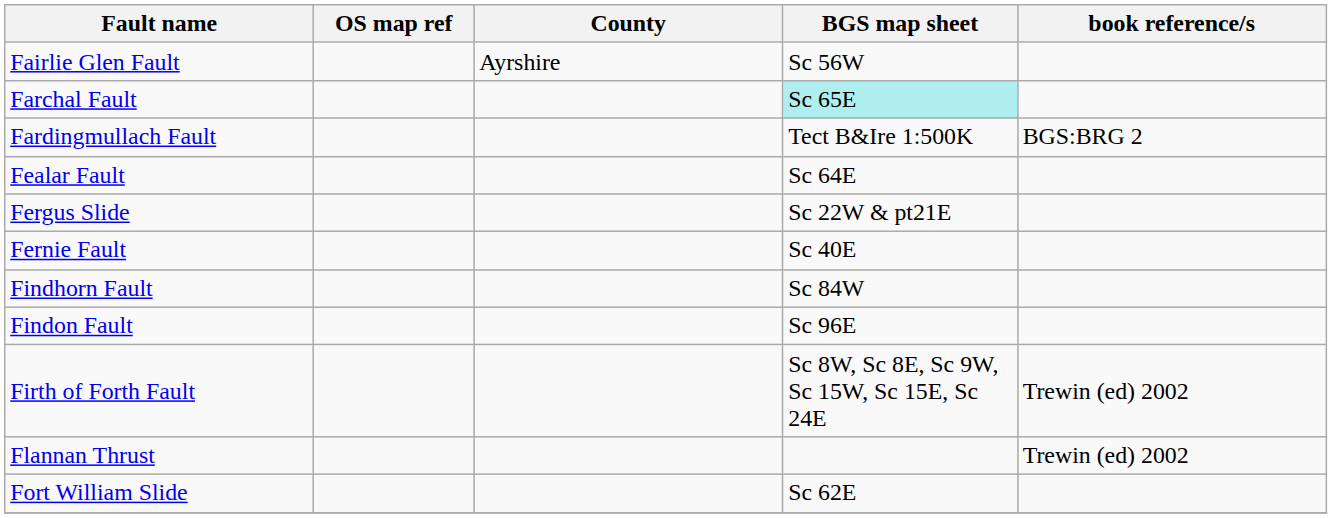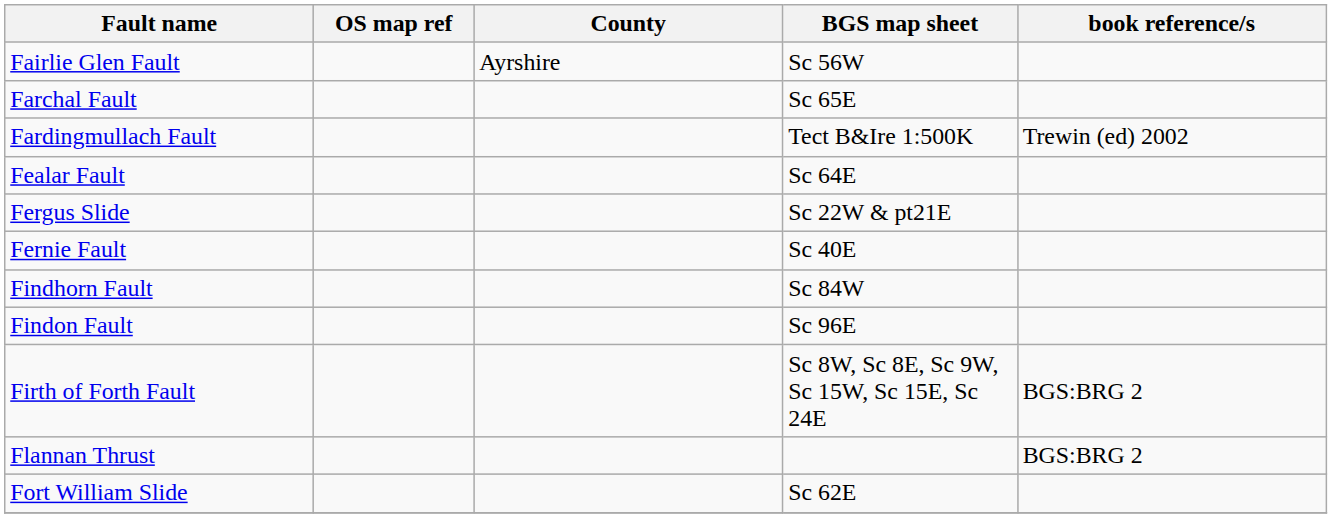(822, 99) paleturquoise background -> (822, 99) no background
(1083, 136) BGS:BRG 2 -> (1106, 136) Trewin (ed) 2002
(1106, 390) Trewin (ed) 2002 -> (1083, 390) BGS:BRG 2
(1106, 455) Trewin (ed) 2002 -> (1083, 455) BGS:BRG 2
